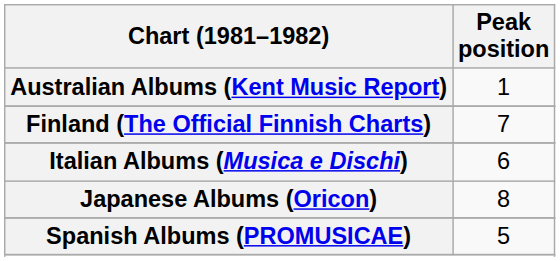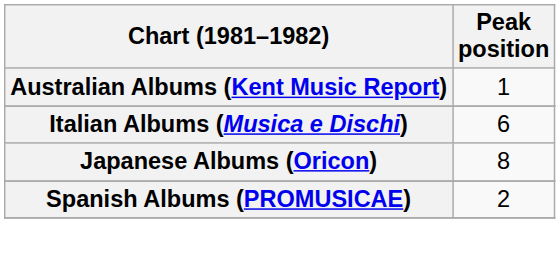- row: (229, 124)
(504, 236) 5 -> (504, 198) 2
